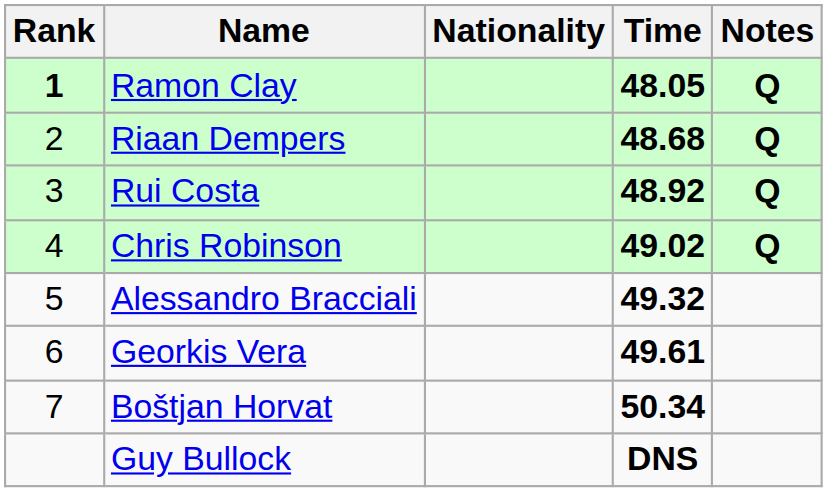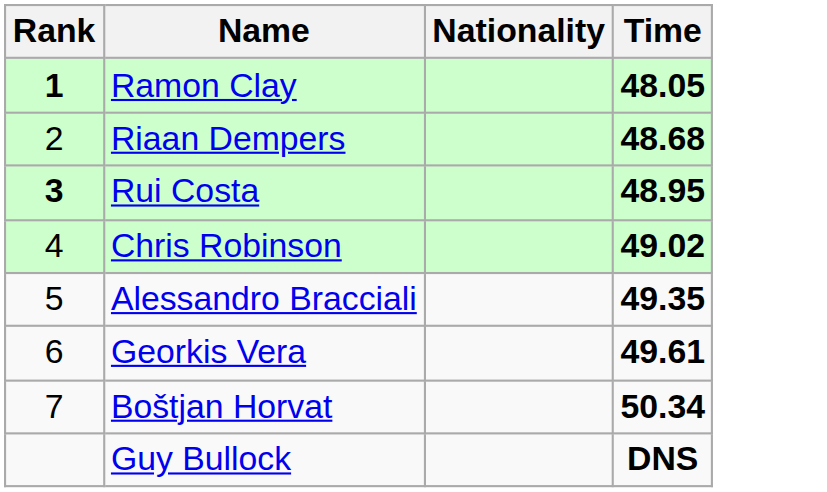- column: (767, 31)
(54, 191) normal -> (54, 191) bold
(663, 191) 48.92 -> (663, 191) 48.95
(663, 298) 49.32 -> (663, 298) 49.35
